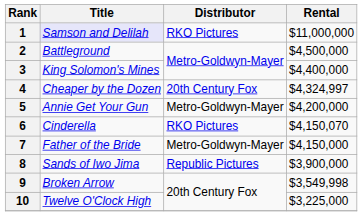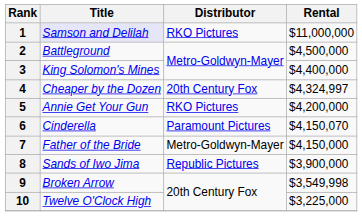(225, 107) Metro-Goldwyn-Mayer -> (202, 107) RKO Pictures
(202, 126) RKO Pictures -> (218, 126) Paramount Pictures
